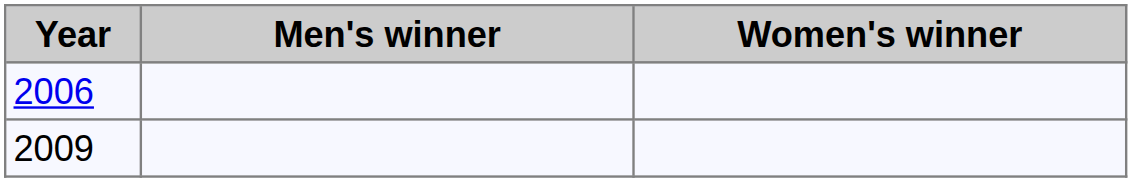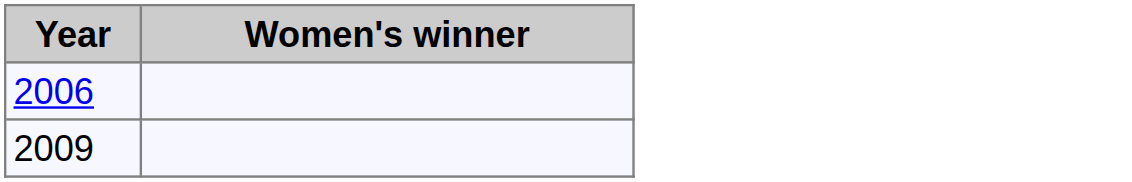- column: (387, 34)
